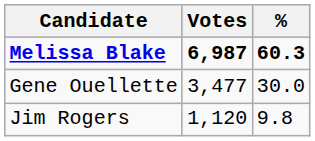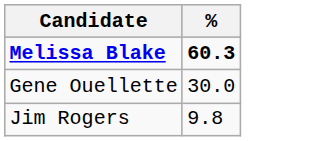- column: (217, 21)
